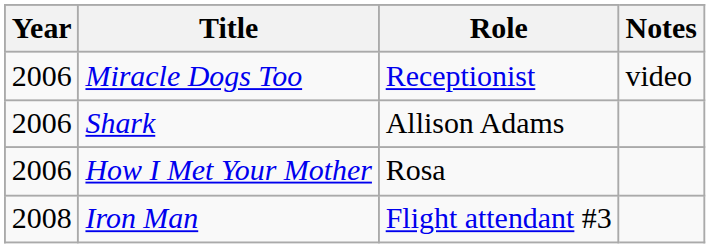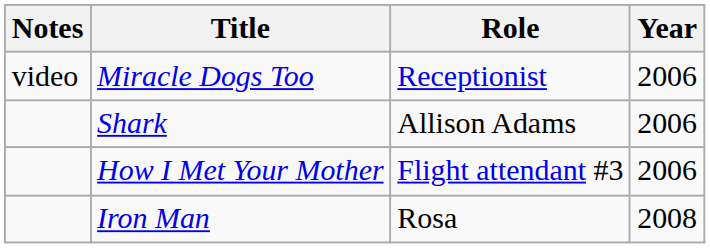columns swapped: (42, 28) <-> (661, 28)
(416, 170) Rosa -> (510, 170) Flight attendant #3
(499, 218) Flight attendant #3 -> (427, 218) Rosa
